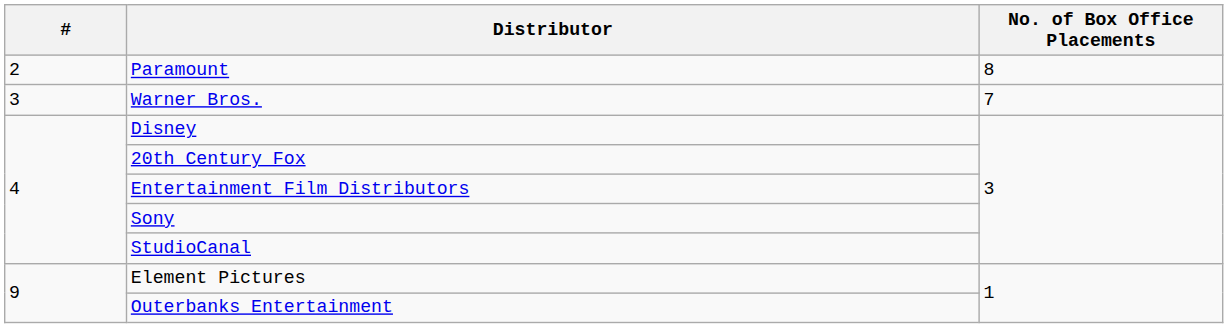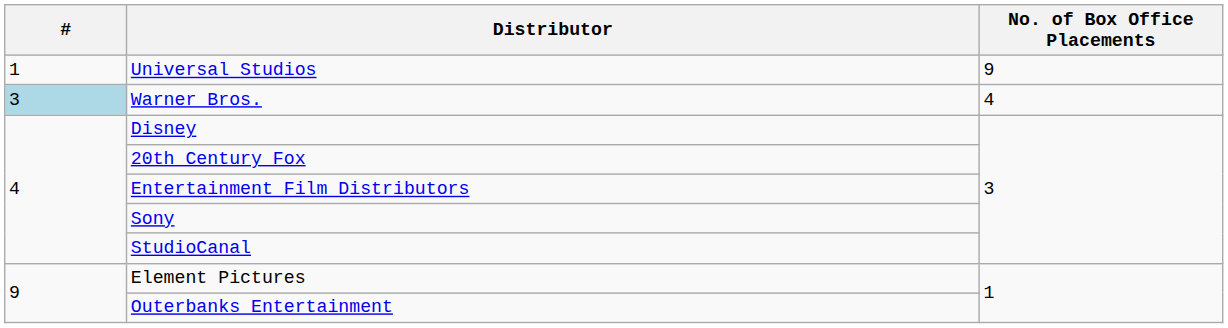+ row: (224, 70)
- row: (180, 70)
(14, 100) no background -> (14, 100) lightblue background
(989, 100) 7 -> (989, 100) 4
